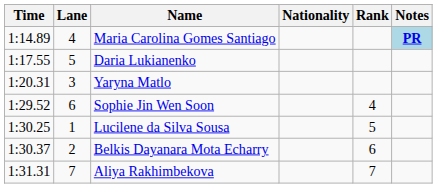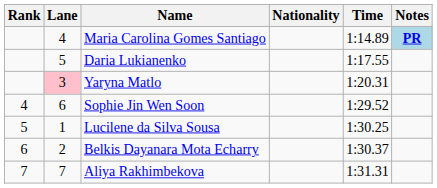columns swapped: (372, 15) <-> (29, 15)
(72, 82) no background -> (62, 82) pink background
